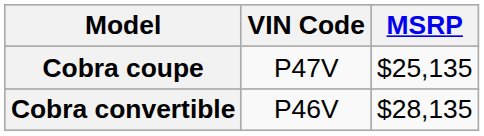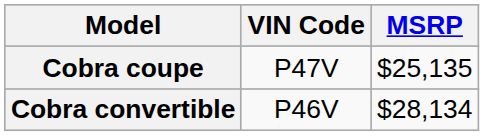(425, 109) $28,135 -> (425, 109) $28,134
